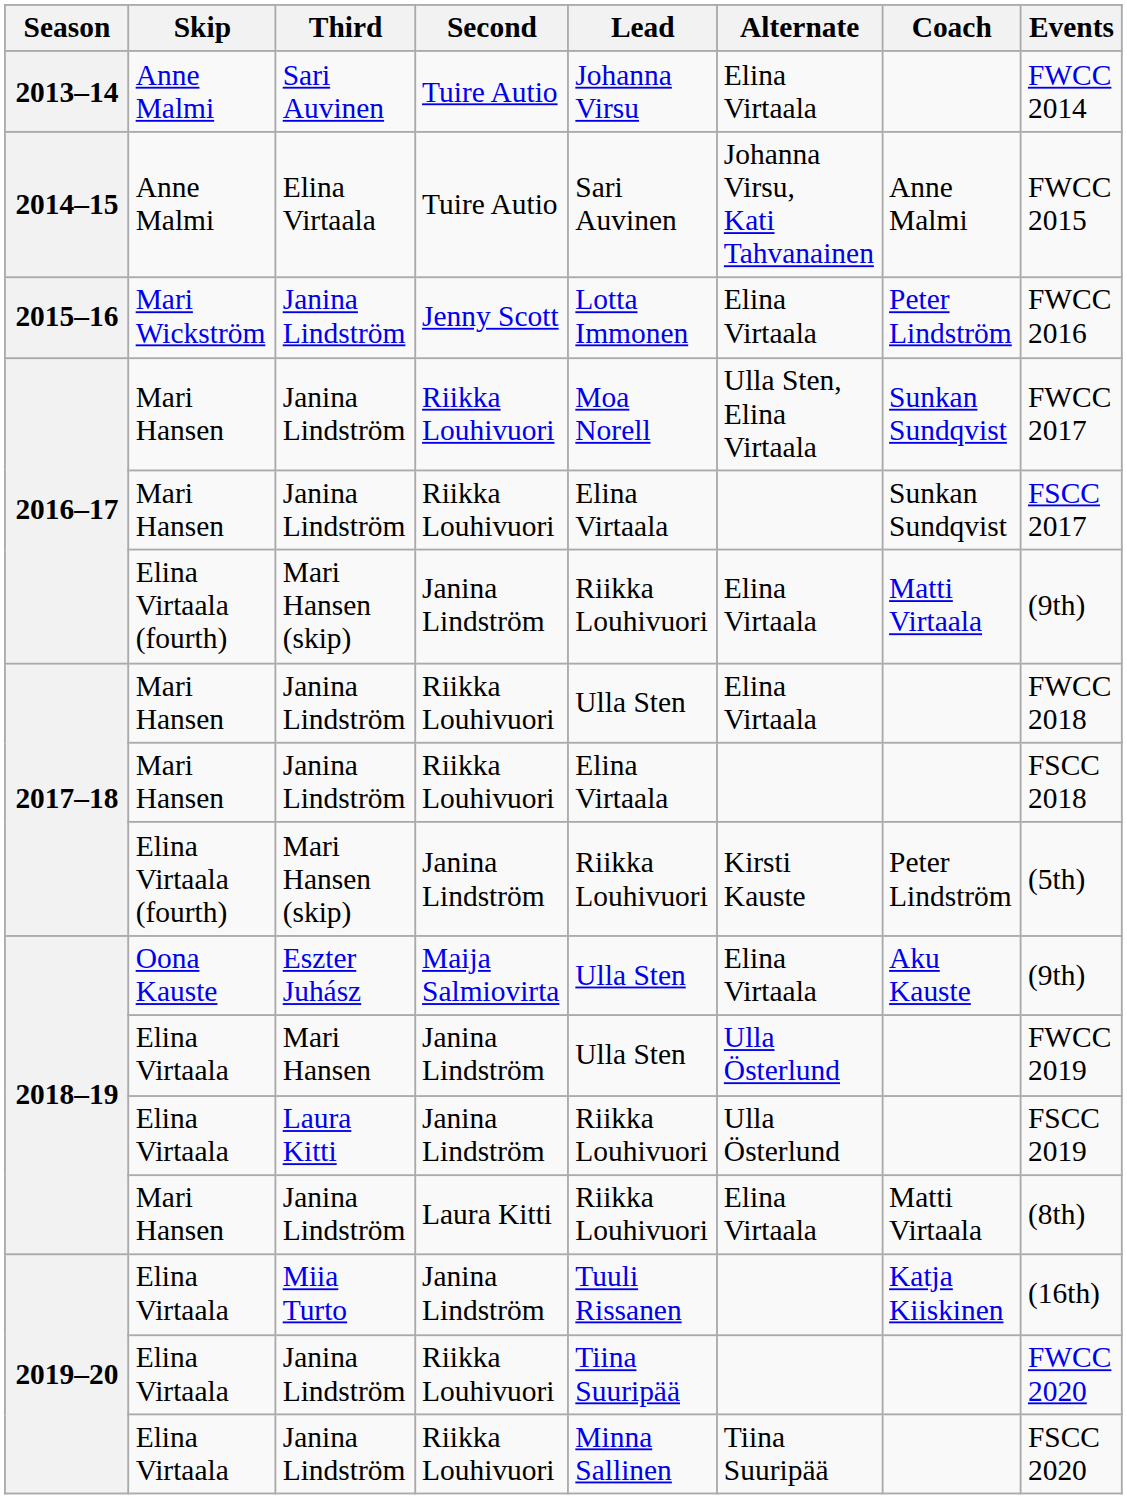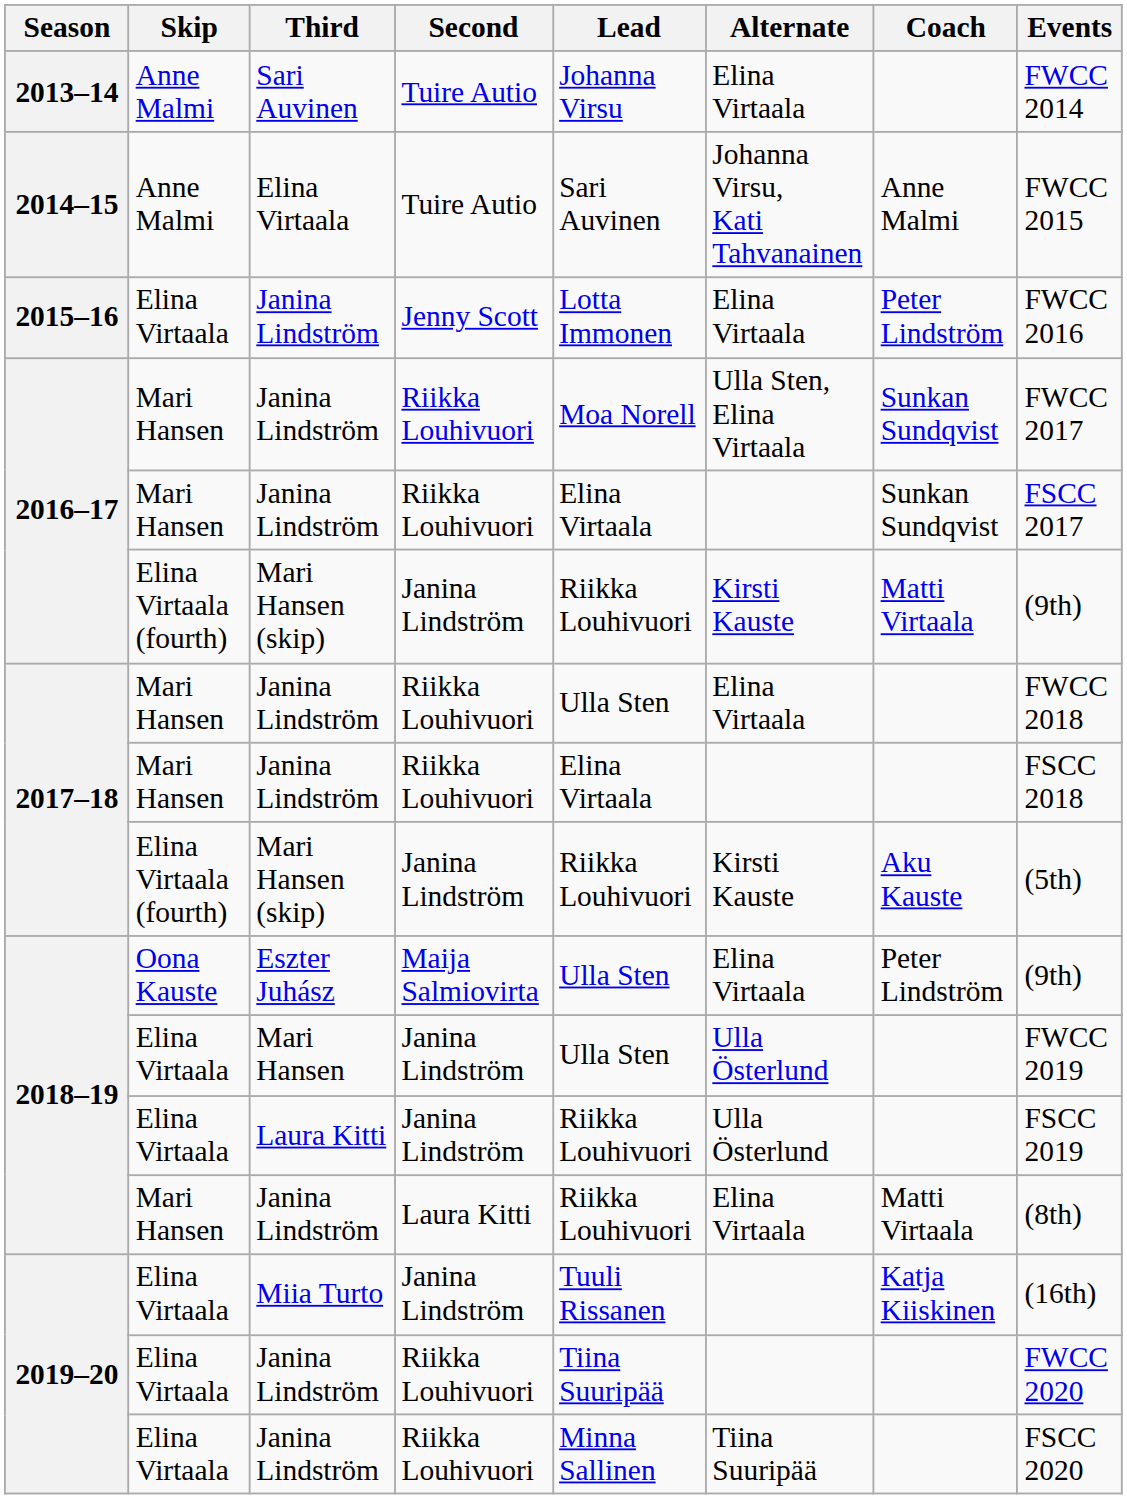(200, 316) Mari Wickström -> (182, 316) Elina Virtaala
(770, 606) Elina Virtaala -> (753, 606) Kirsti Kauste
(950, 878) Peter Lindström -> (922, 878) Aku Kauste
(930, 974) Aku Kauste -> (942, 974) Peter Lindström
